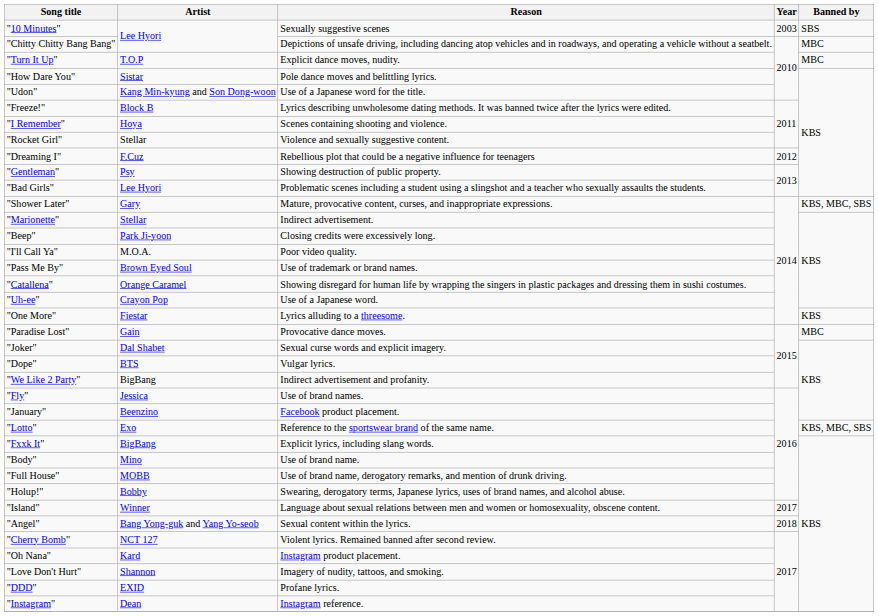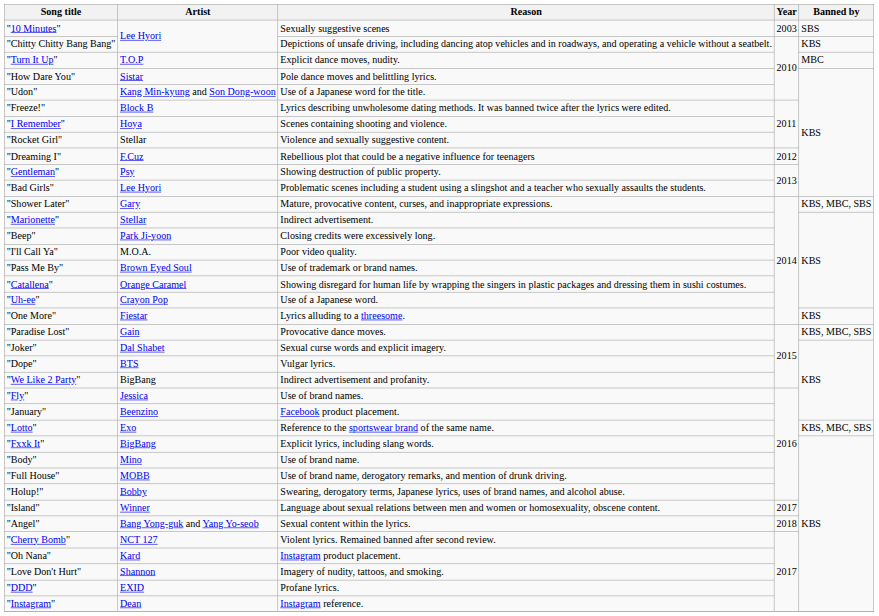(813, 44) MBC -> (811, 44) KBS
(813, 332) MBC -> (836, 332) KBS, MBC, SBS
